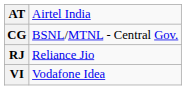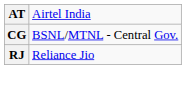- row: (17, 74)
